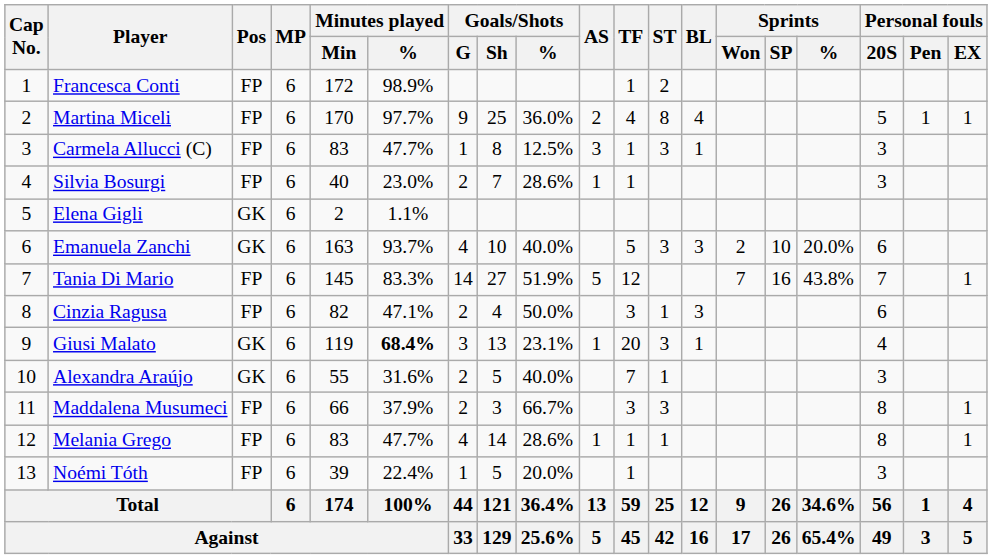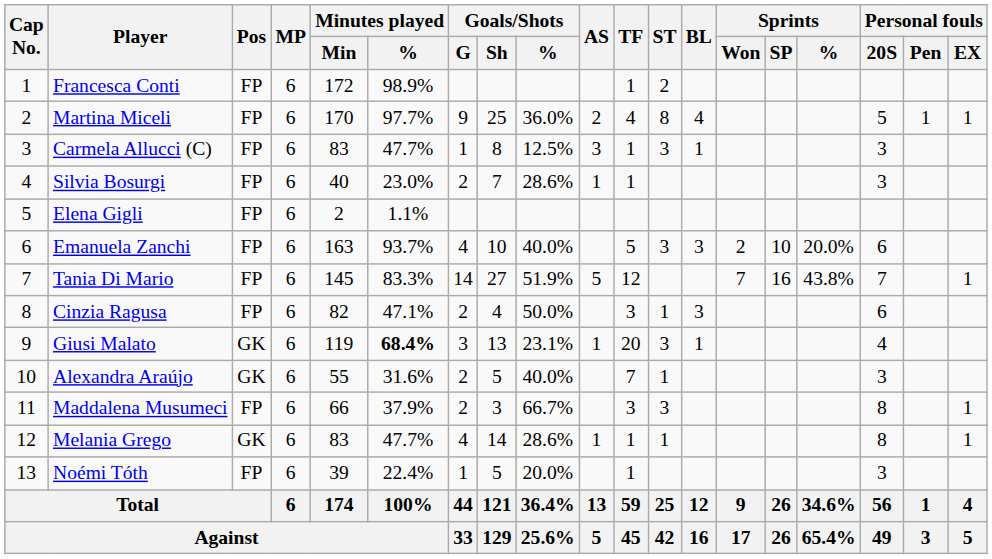(251, 214) GK -> (251, 214) FP
(251, 246) GK -> (251, 246) FP
(251, 440) FP -> (251, 440) GK
